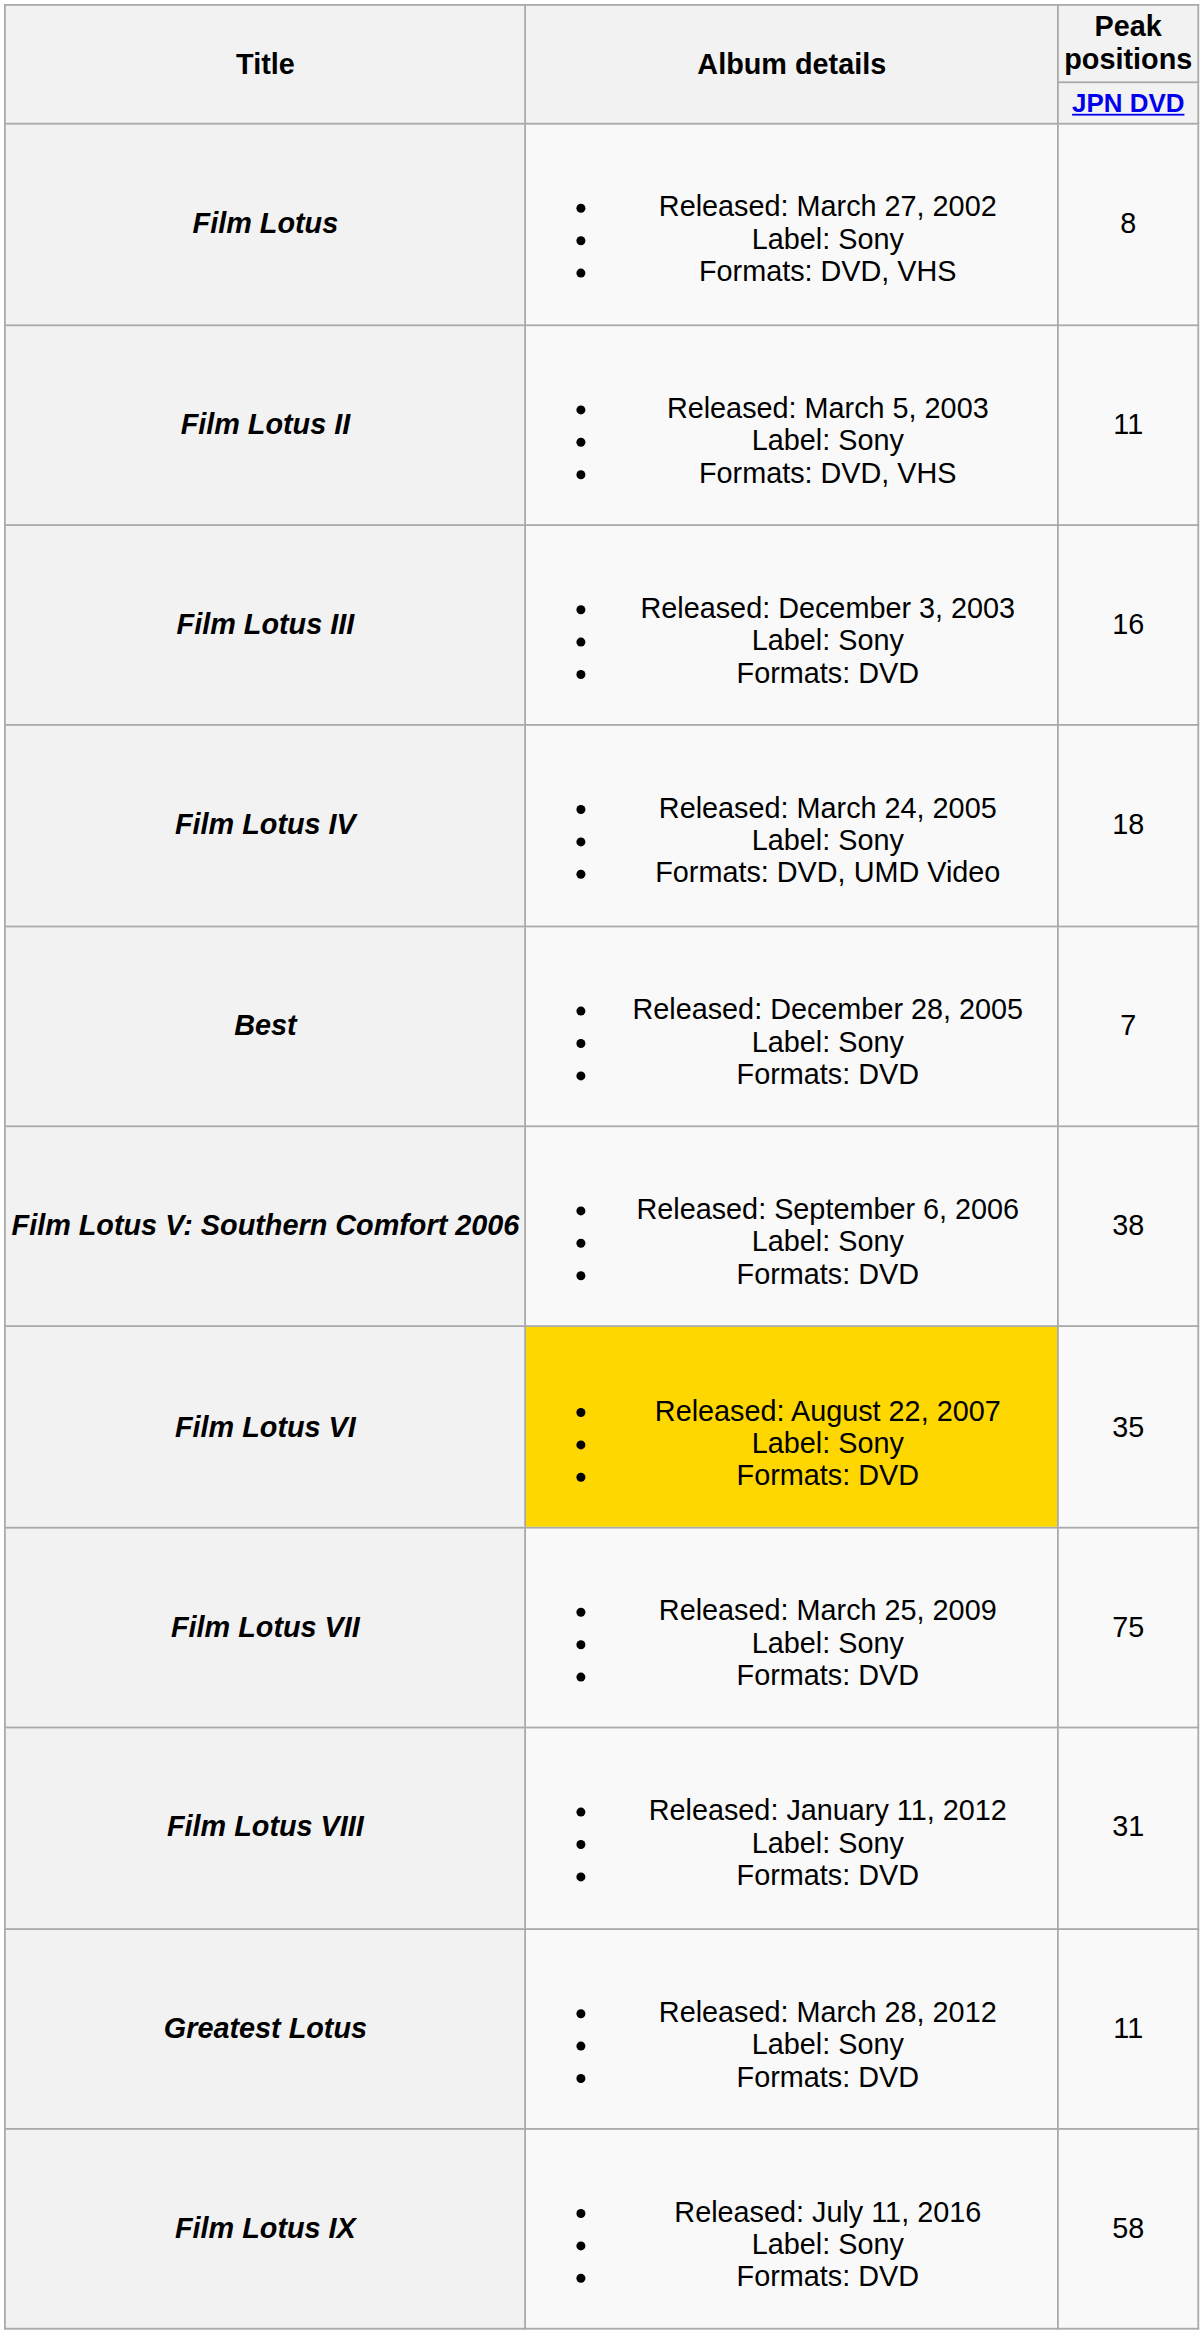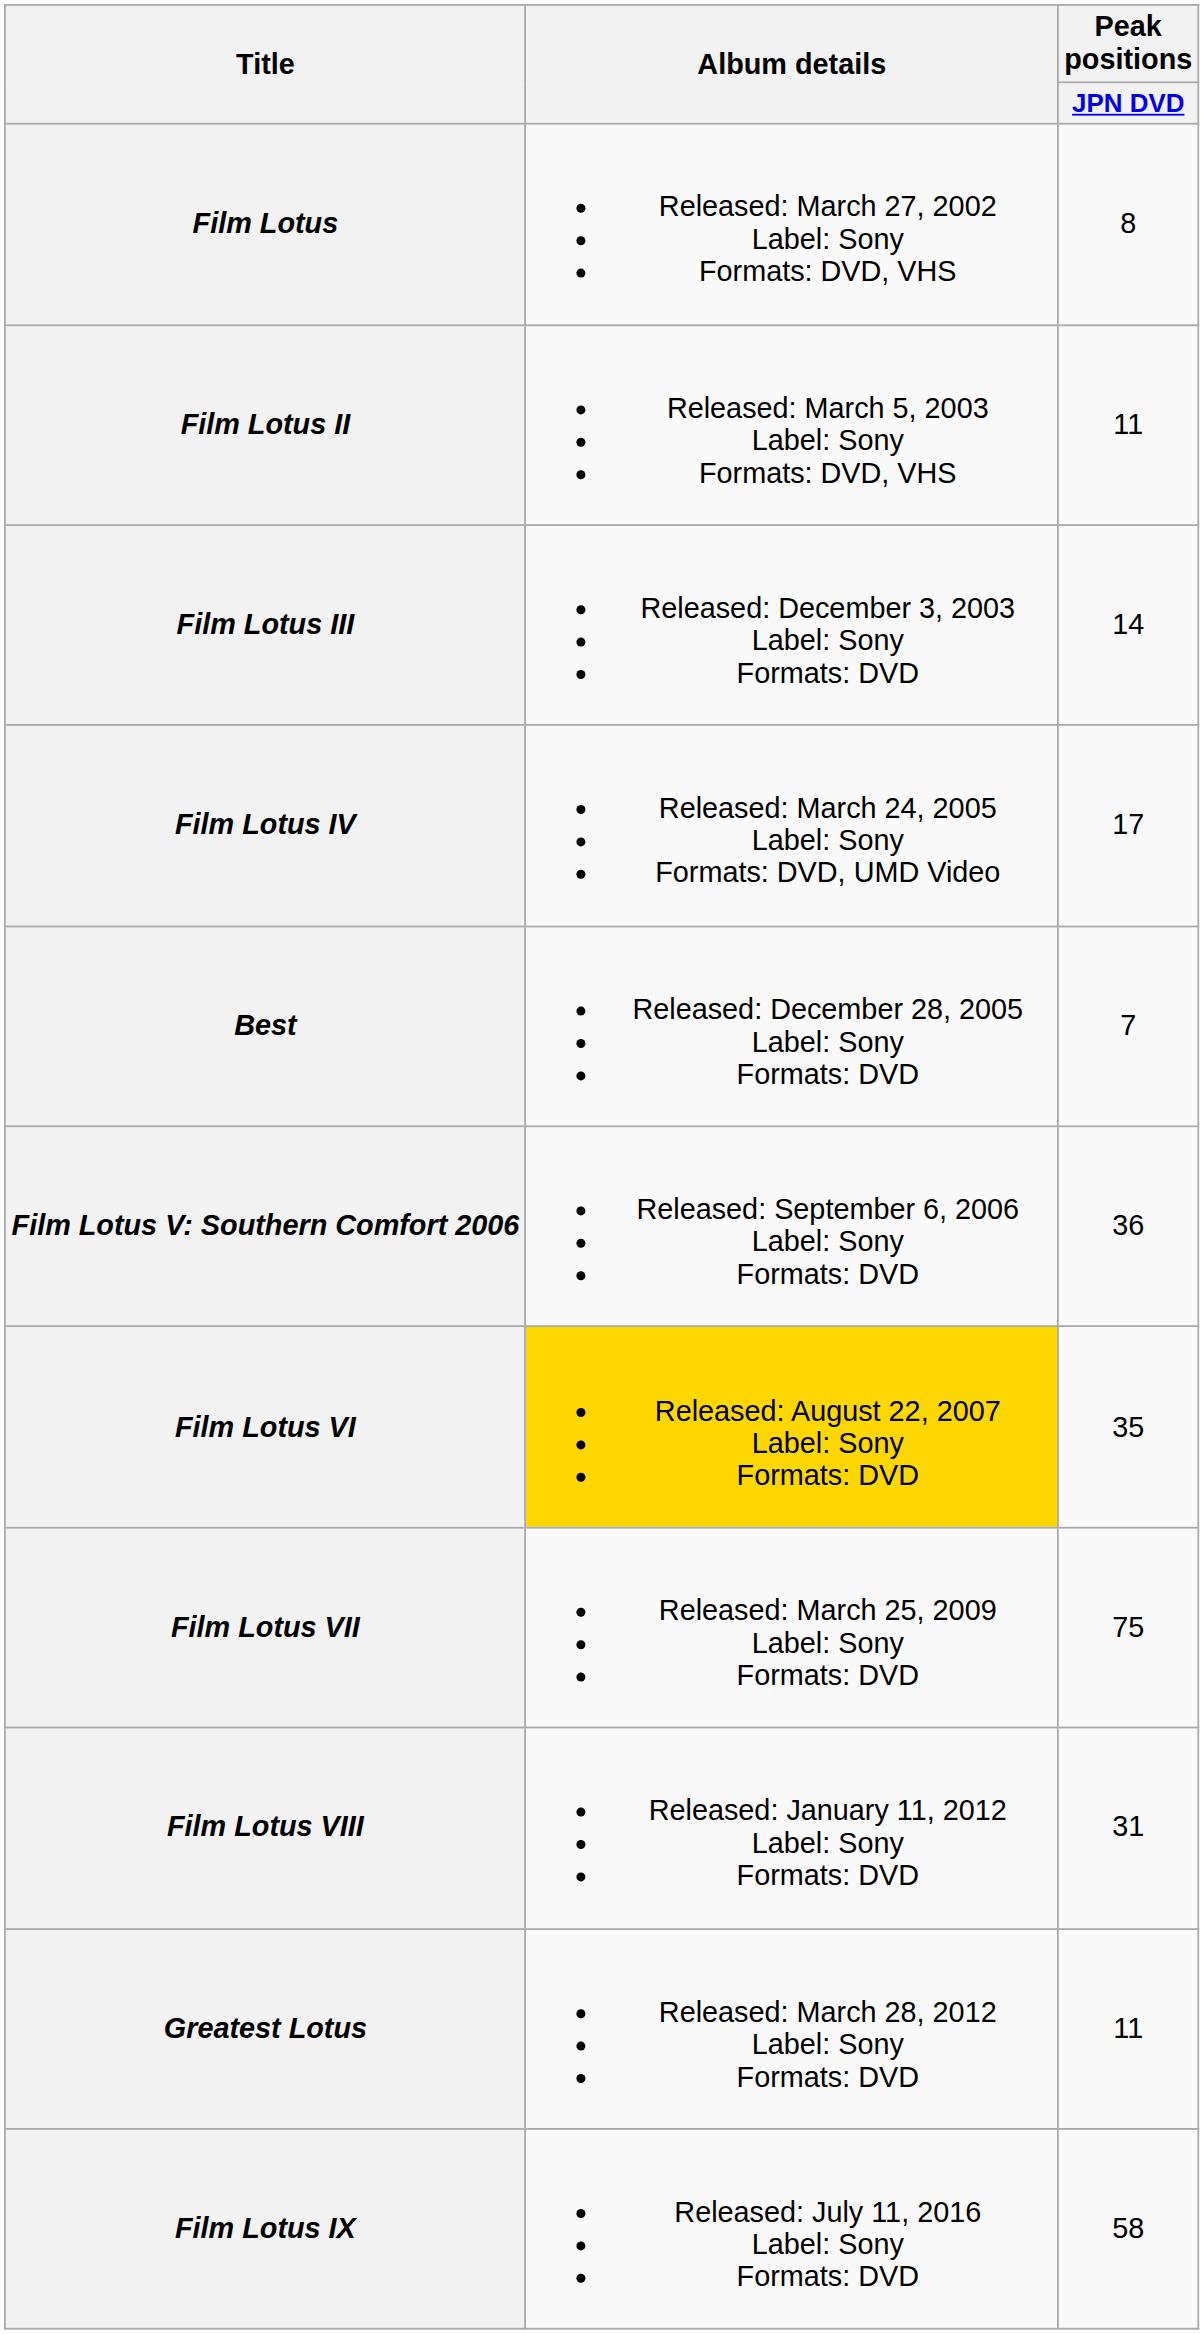(1128, 624) 16 -> (1128, 624) 14
(1128, 825) 18 -> (1128, 825) 17
(1128, 1226) 38 -> (1128, 1226) 36
